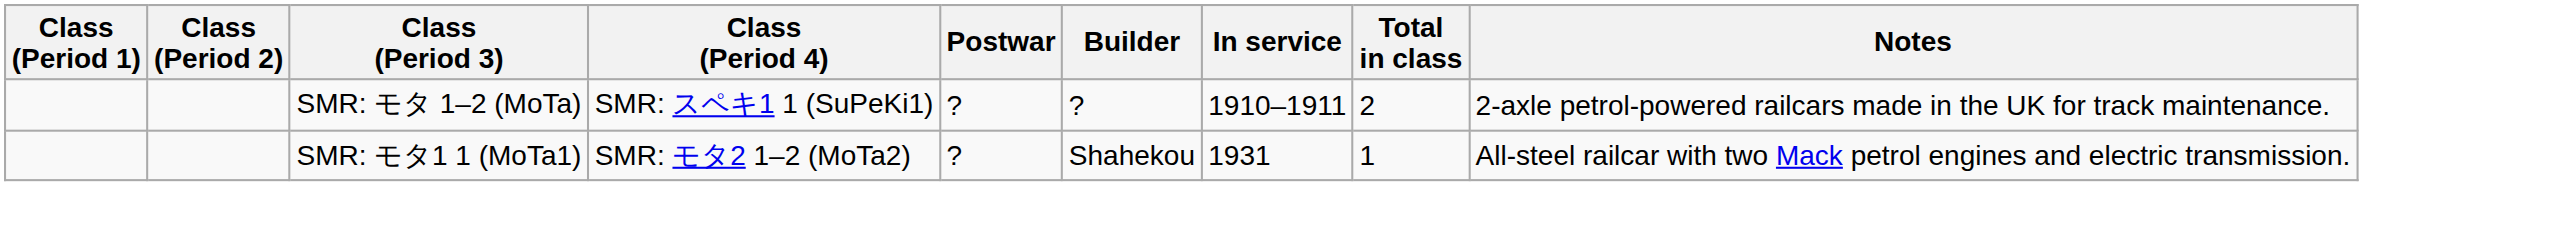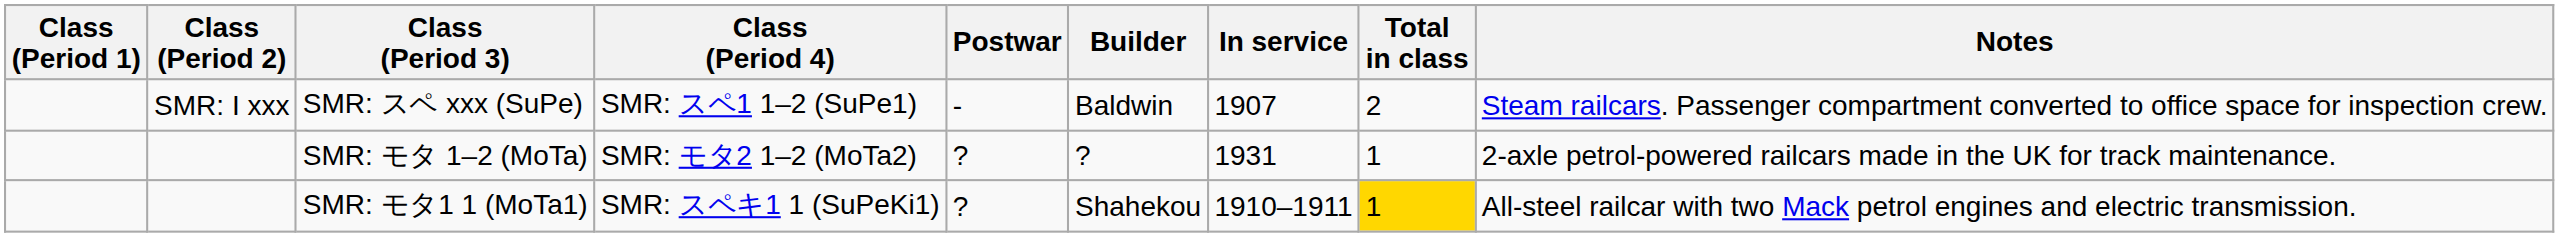+ row: (443, 104)
(764, 104) SMR: スペキ1 1 (SuPeKi1) -> (759, 154) SMR: モタ2 1–2 (MoTa2)
(1277, 105) 1910–1911 -> (1246, 155) 1931
(1367, 105) 2 -> (1374, 155) 1
(753, 154) SMR: モタ2 1–2 (MoTa2) -> (770, 205) SMR: スペキ1 1 (SuPeKi1)
(1239, 155) 1931 -> (1284, 206) 1910–1911
(1367, 155) no background -> (1374, 206) gold background
